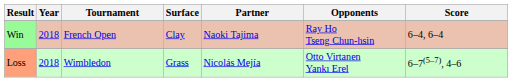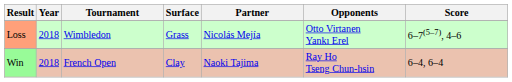rows swapped: (15, 34) <-> (16, 62)
